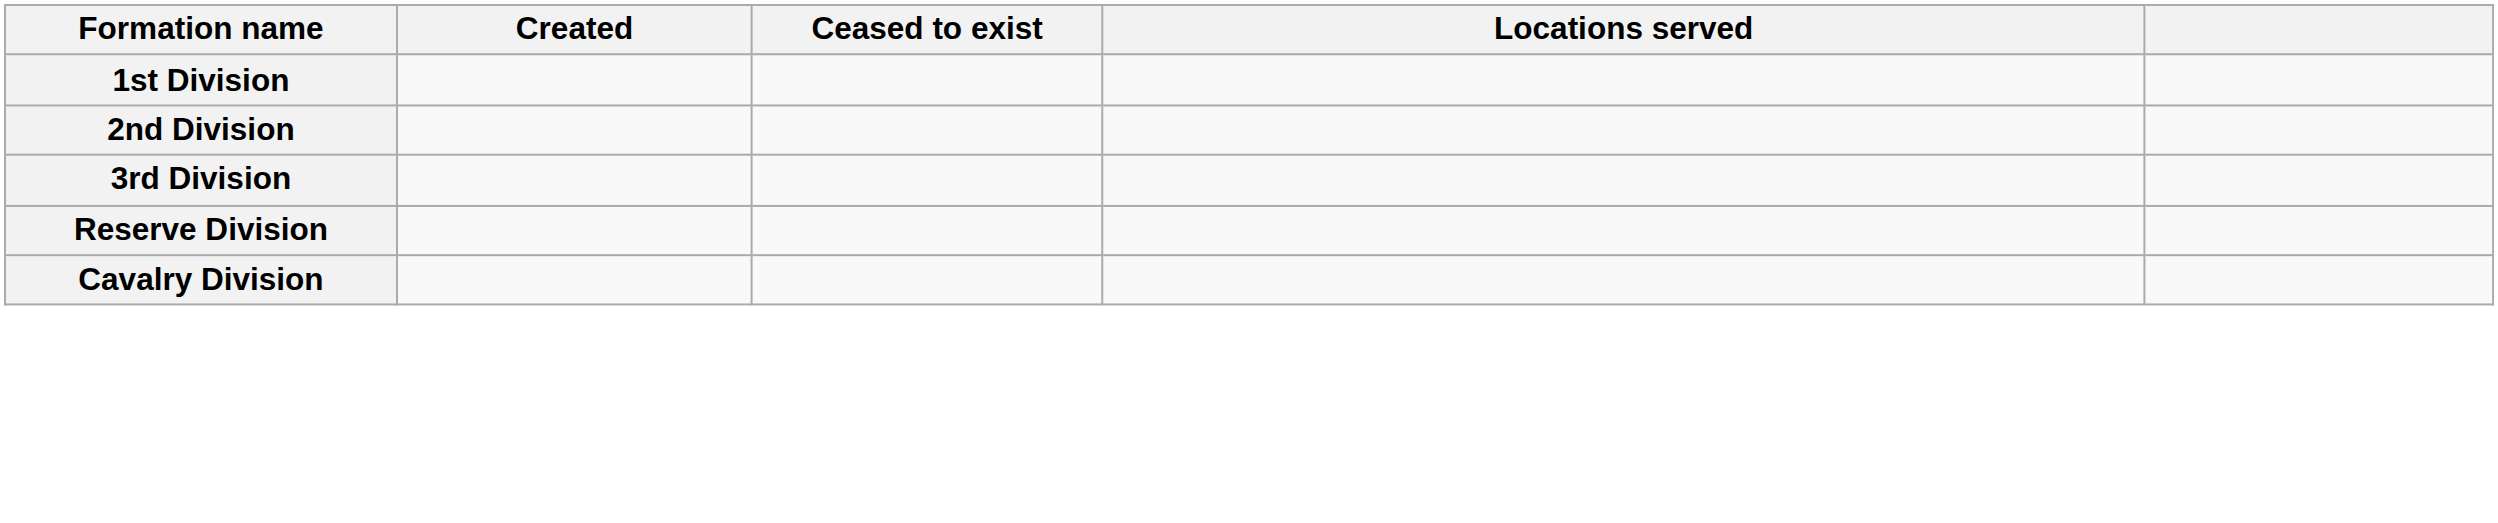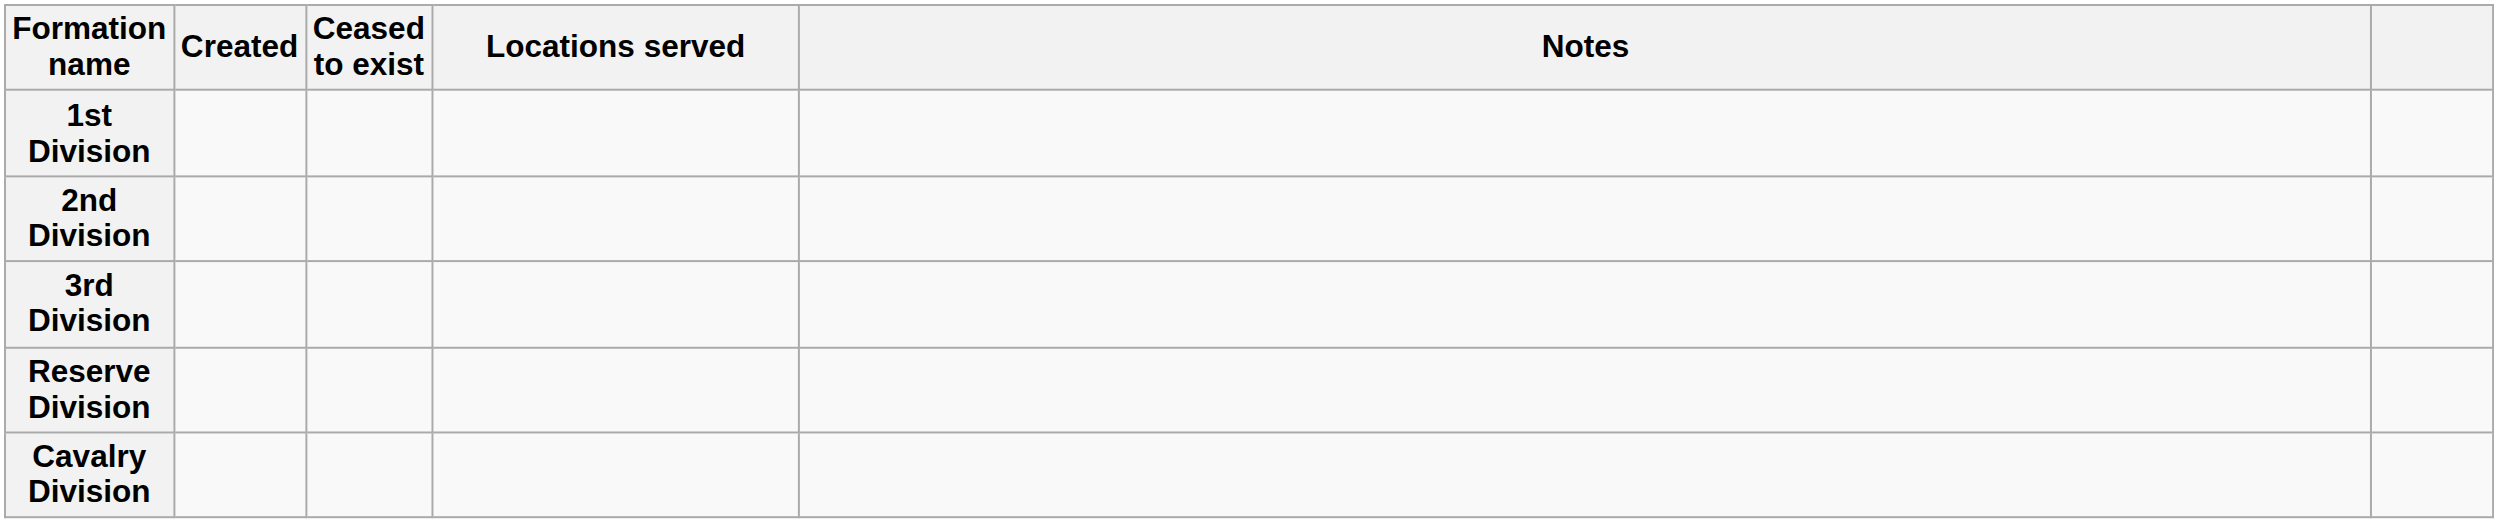+ column: (1586, 47)
